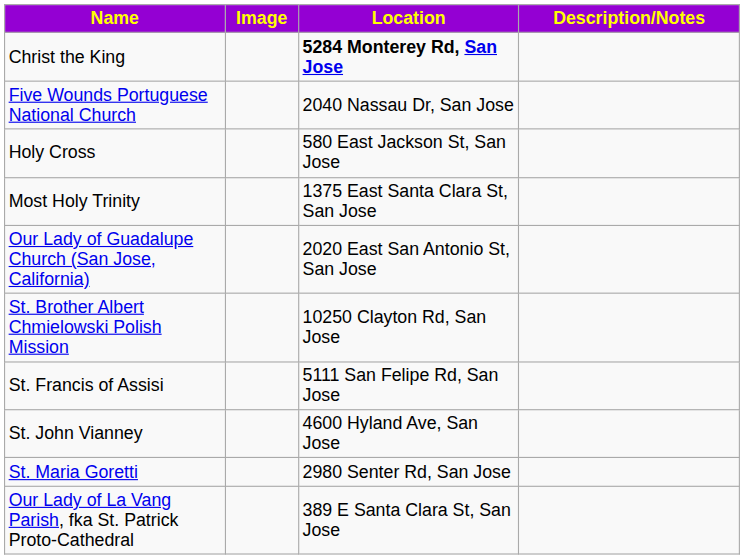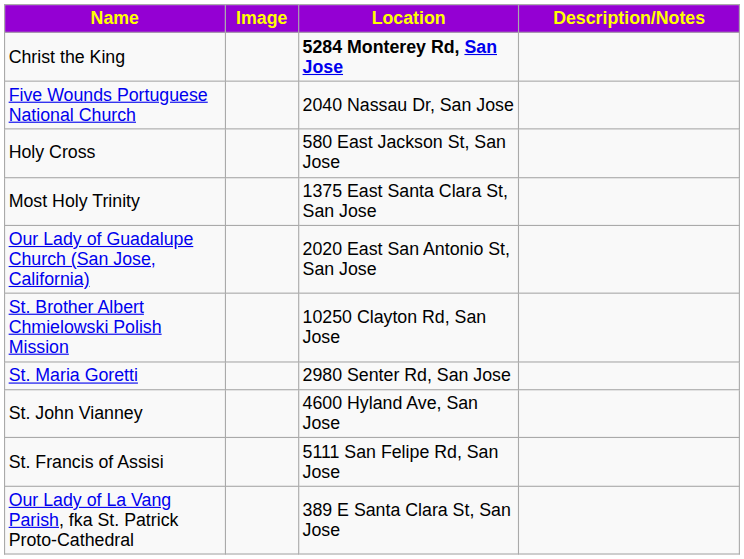rows swapped: (86, 385) <-> (73, 471)
